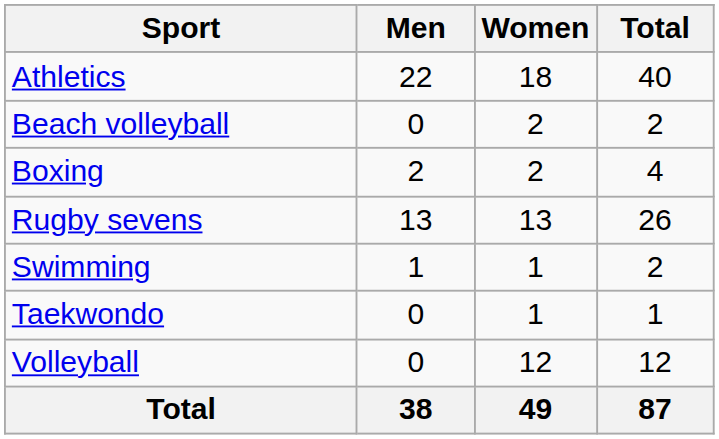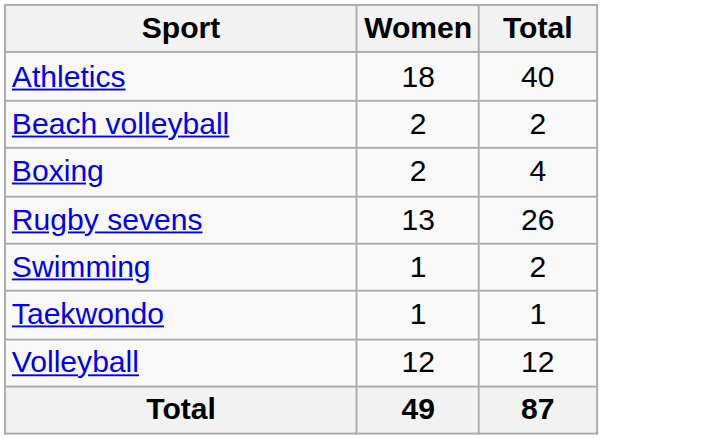- column: (416, 28)
